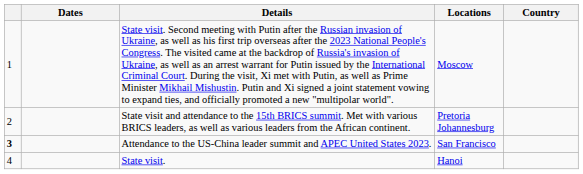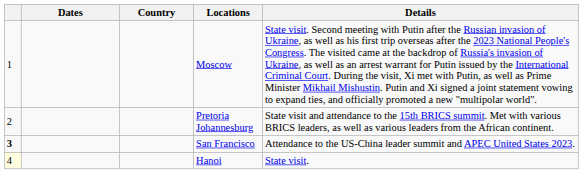columns swapped: (541, 12) <-> (277, 12)
(9, 160) no background -> (9, 160) lightyellow background
